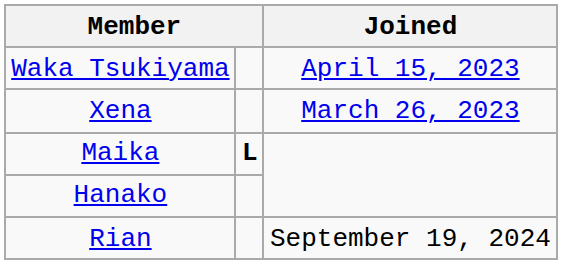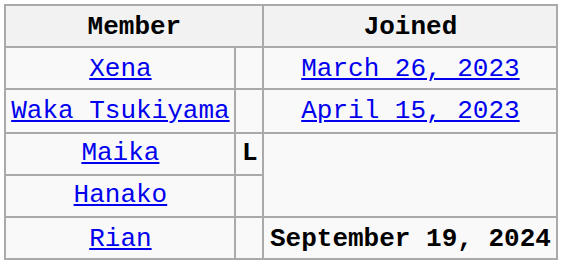rows swapped: (120, 111) <-> (120, 69)
(410, 238) normal -> (410, 238) bold
